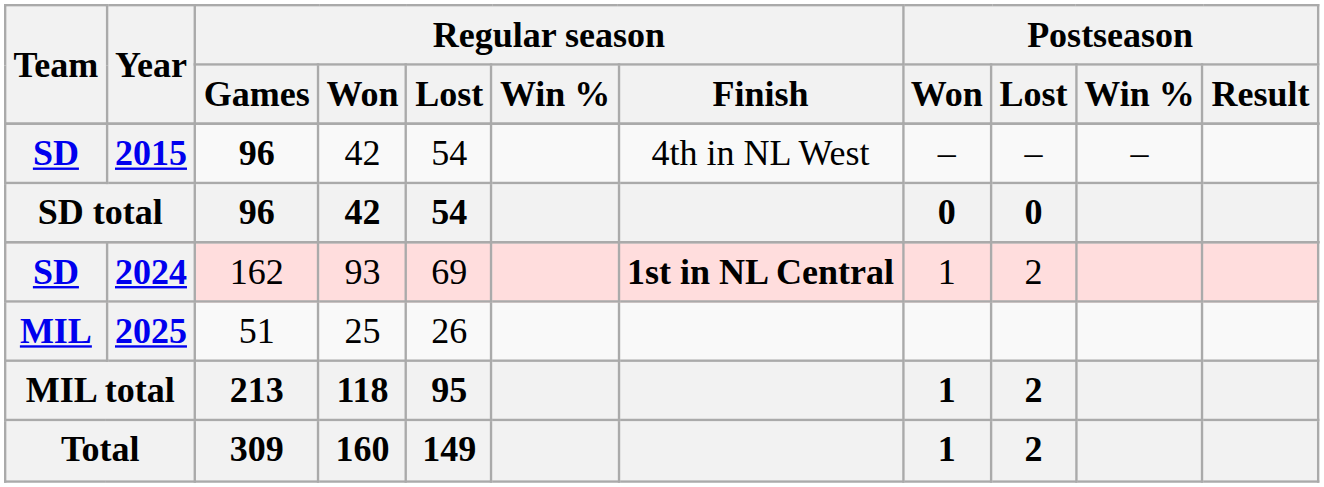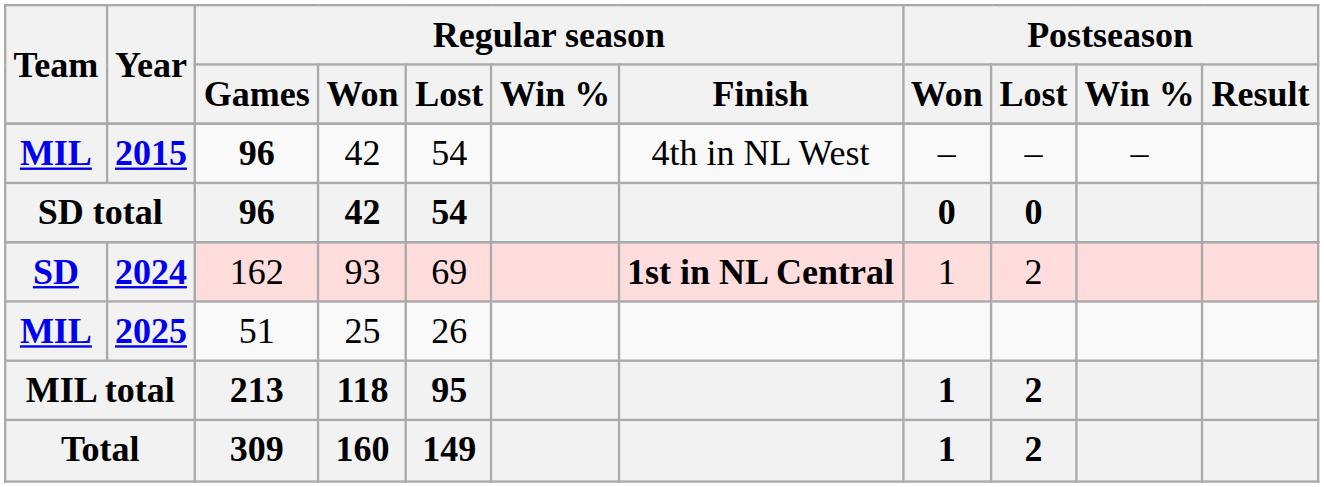(56, 153) SD -> (56, 153) MIL
